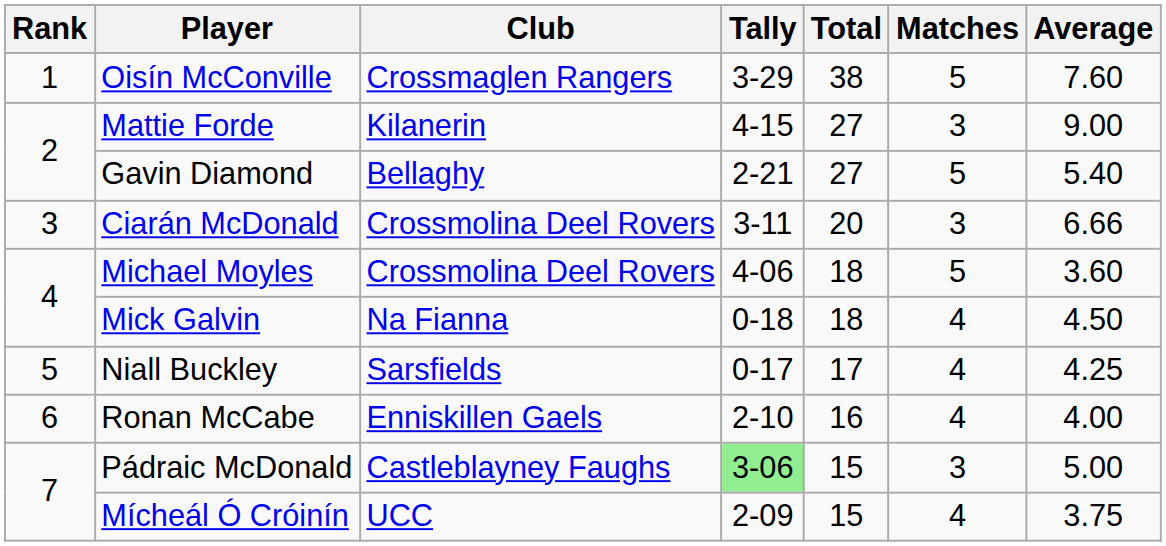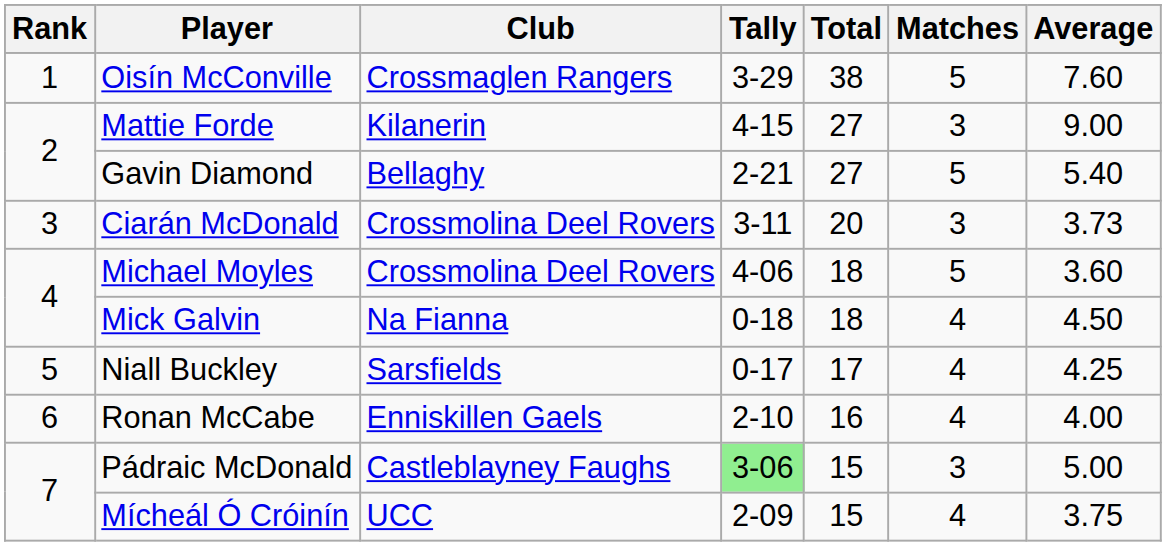(1093, 223) 6.66 -> (1093, 223) 3.73
